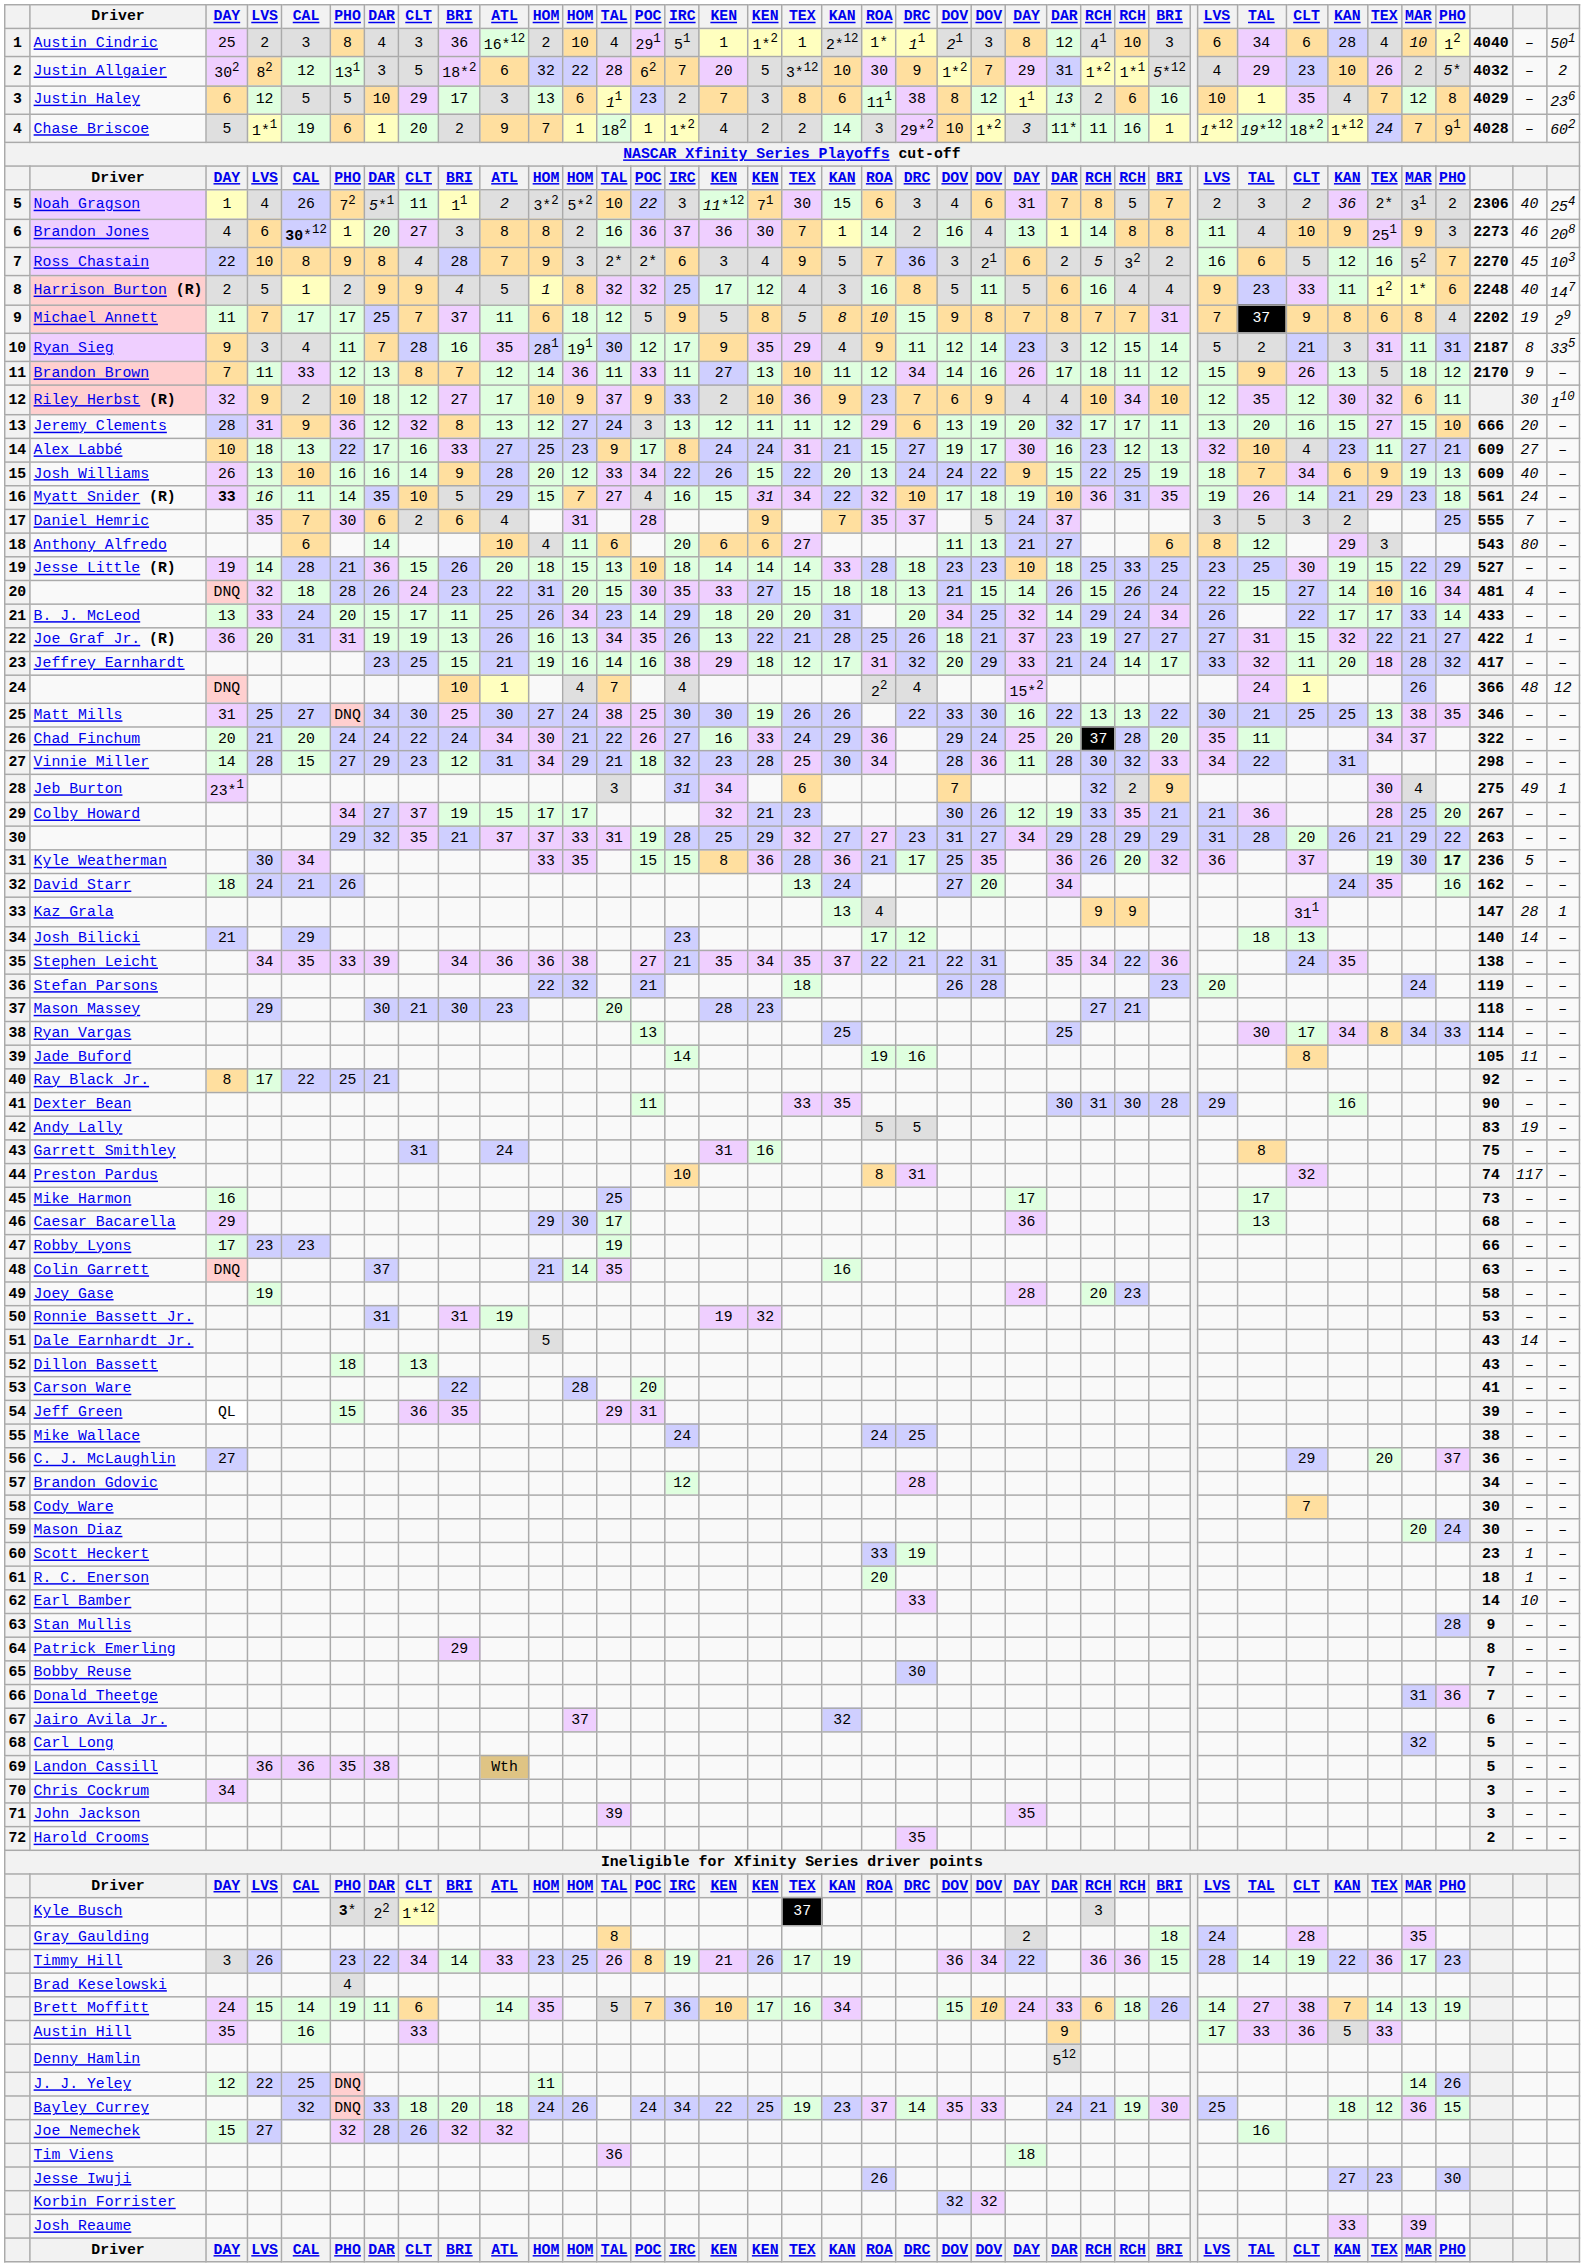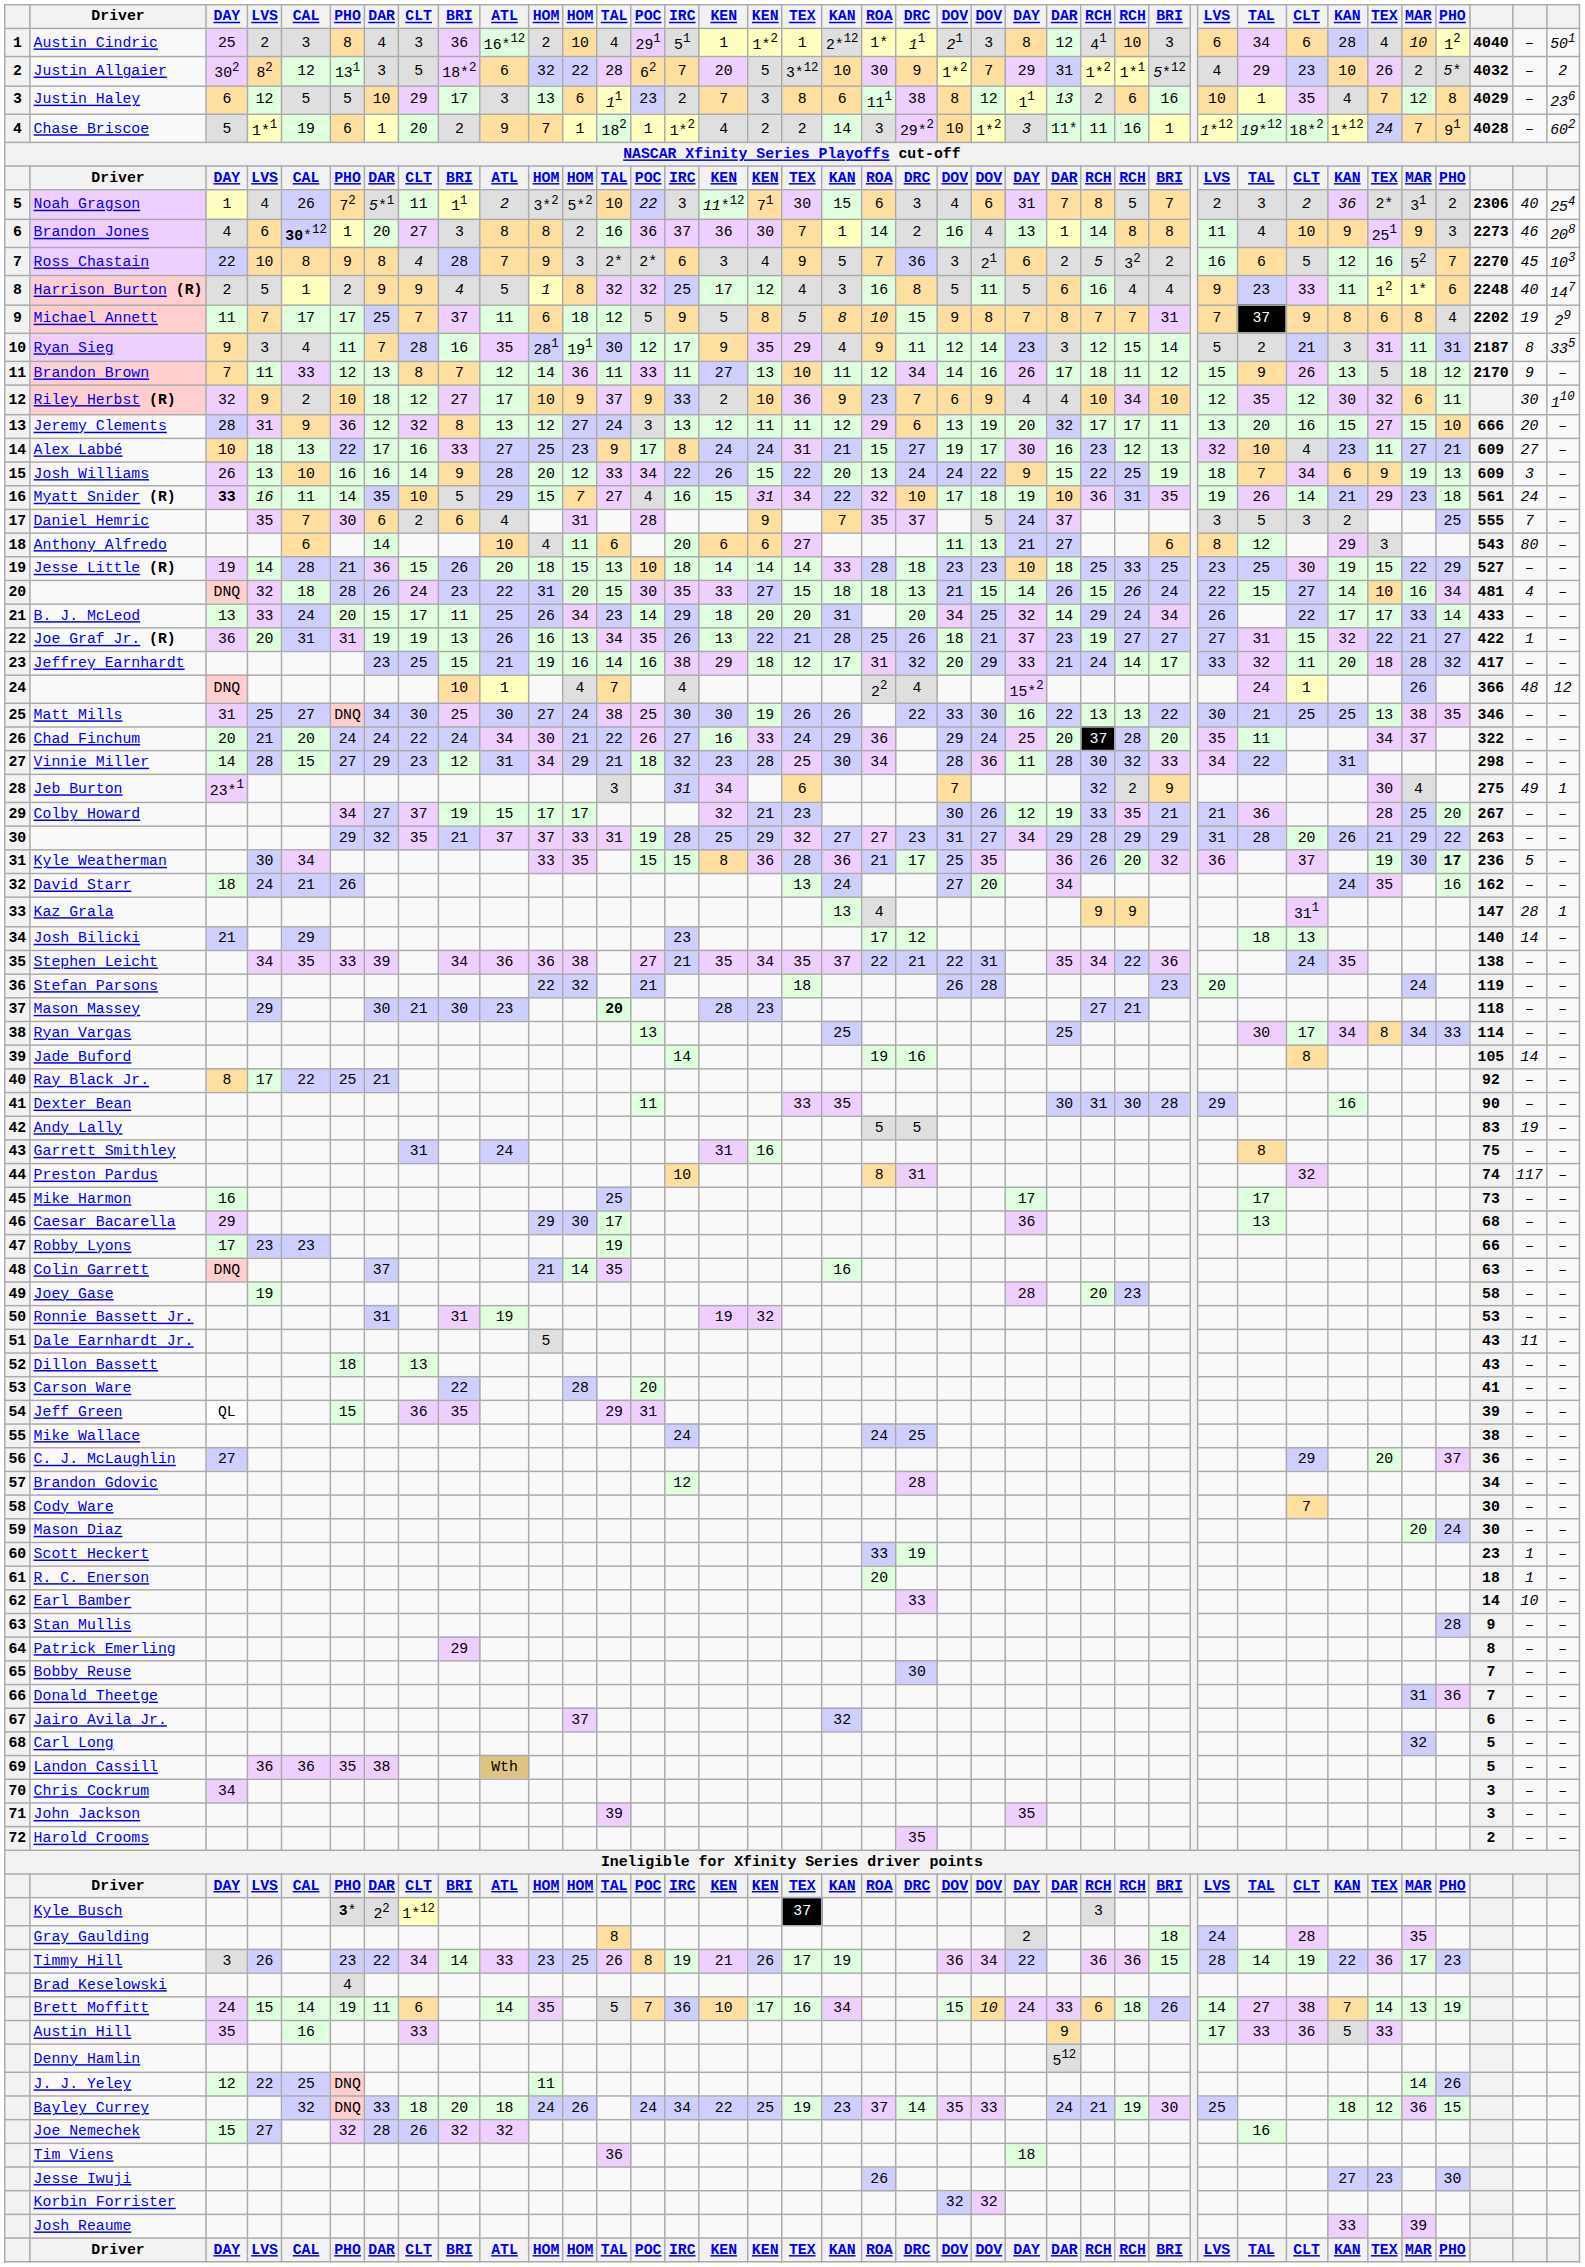(1529, 473) 40 -> (1529, 473) 3
(614, 1009) normal -> (614, 1009) bold
(1529, 1056) 11 -> (1529, 1056) 14
(1529, 1341) 14 -> (1529, 1341) 11
